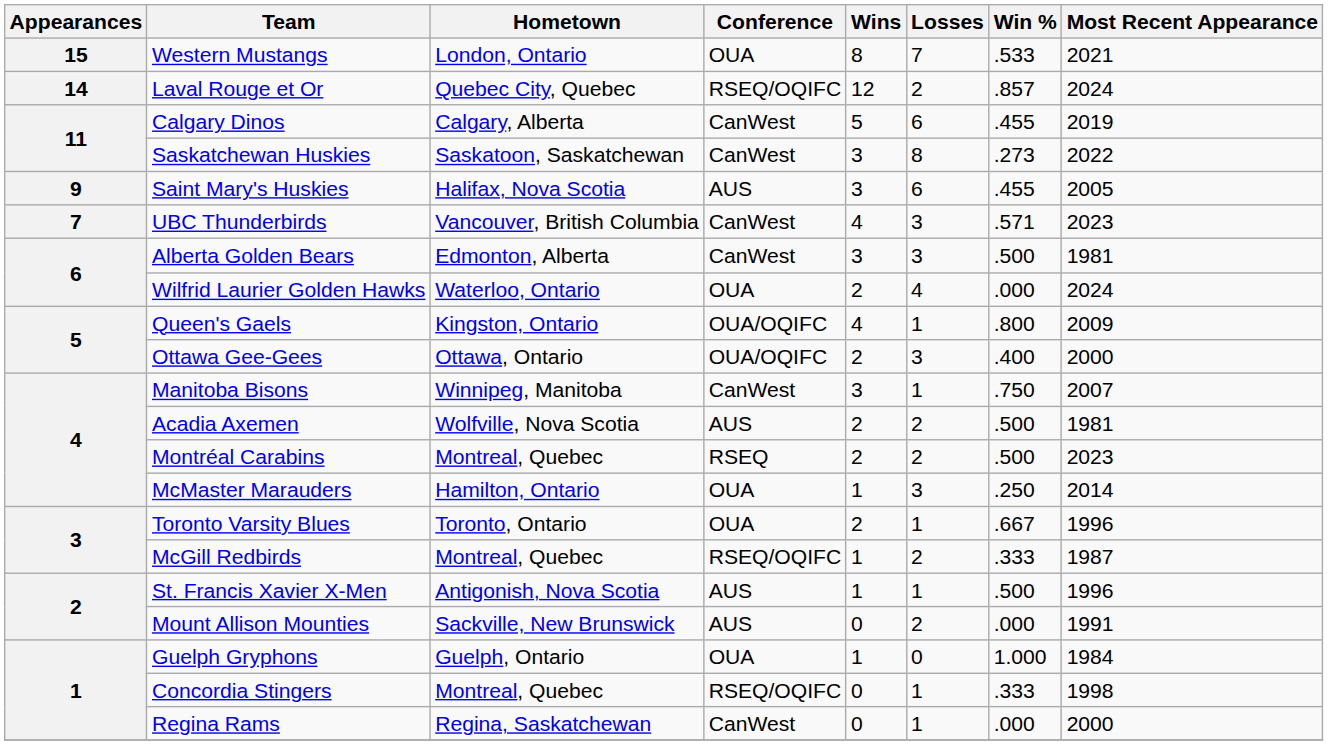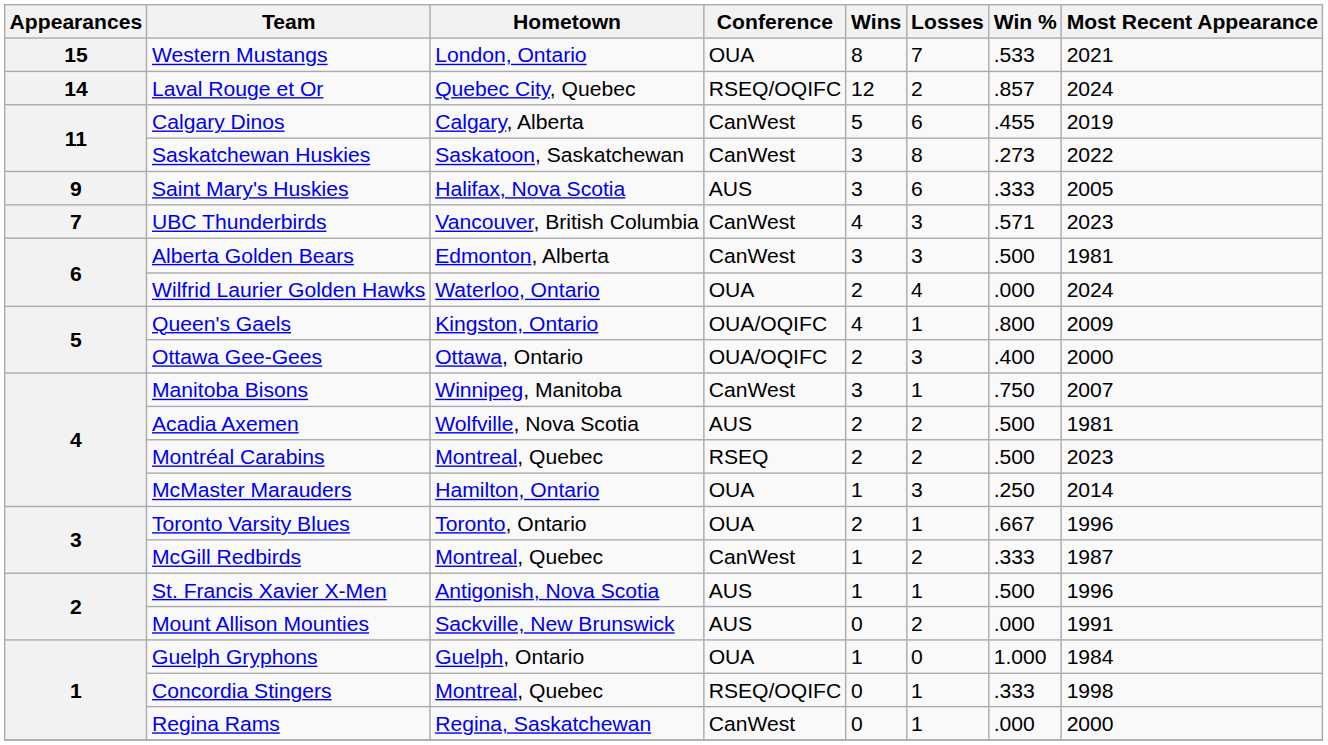(1014, 189) .455 -> (1014, 189) .333
(775, 557) RSEQ/OQIFC -> (752, 557) CanWest
